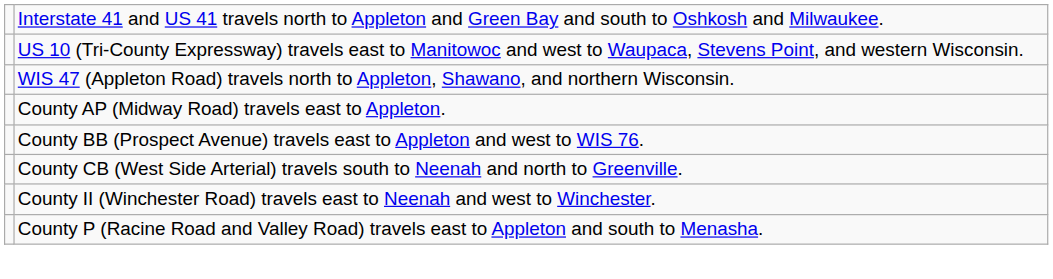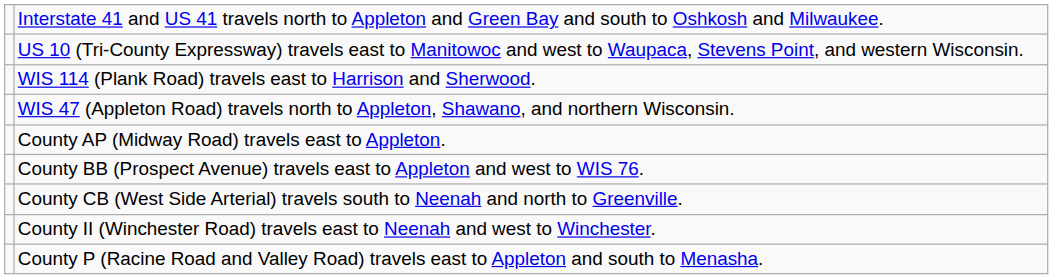+ row: (277, 79)
